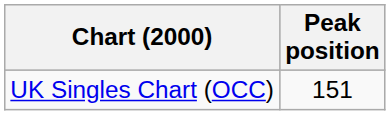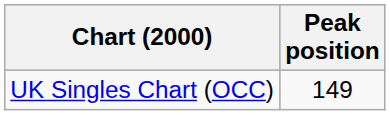(332, 89) 151 -> (332, 89) 149
